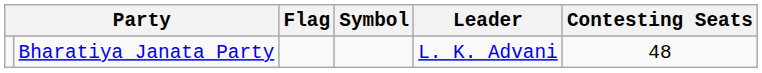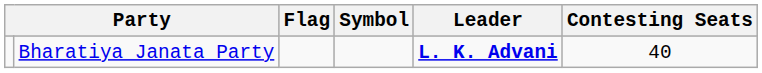(488, 52) normal -> (488, 52) bold
(660, 52) 48 -> (660, 52) 40
